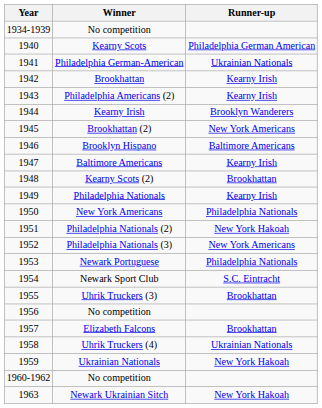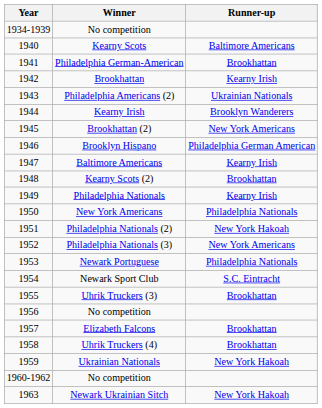(252, 46) Philadelphia German American -> (252, 46) Baltimore Americans
(252, 63) Ukrainian Nationals -> (252, 63) Brookhattan
(252, 96) Kearny Irish -> (252, 96) Ukrainian Nationals
(252, 146) Baltimore Americans -> (252, 146) Philadelphia German American
(252, 345) Ukrainian Nationals -> (252, 345) Brookhattan
